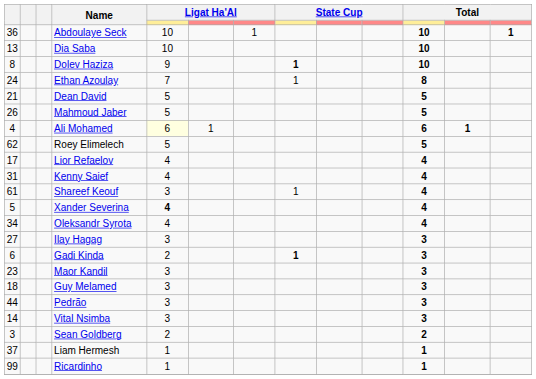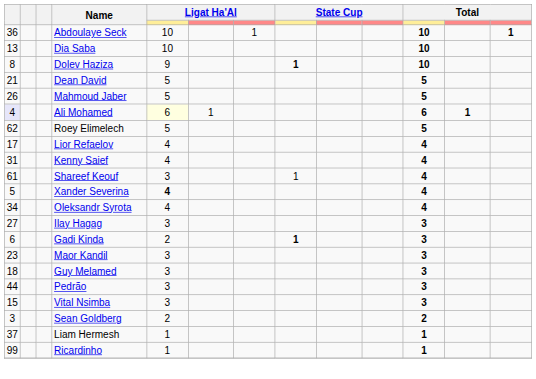- row: (86, 81)
(12, 128) no background -> (12, 112) lavender background
(12, 319) 14 -> (12, 303) 15
